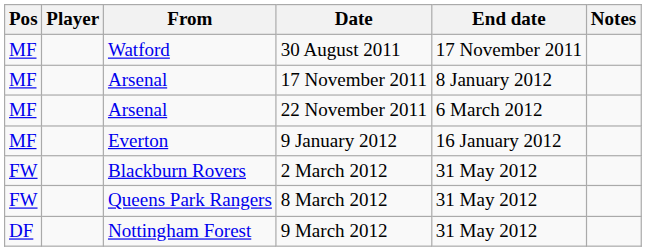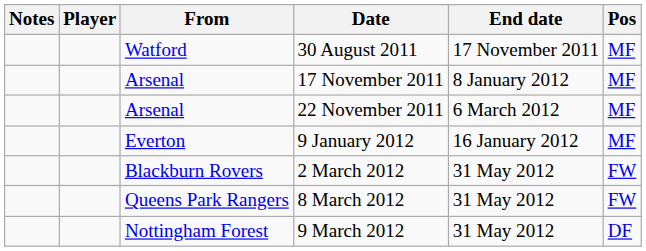columns swapped: (23, 19) <-> (614, 19)
